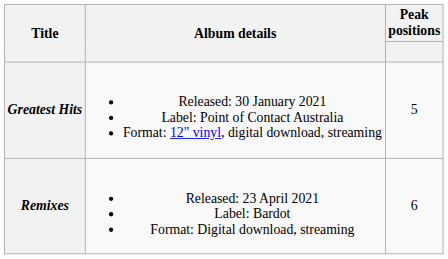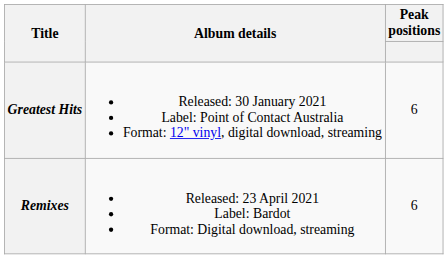(414, 110) 5 -> (414, 110) 6
